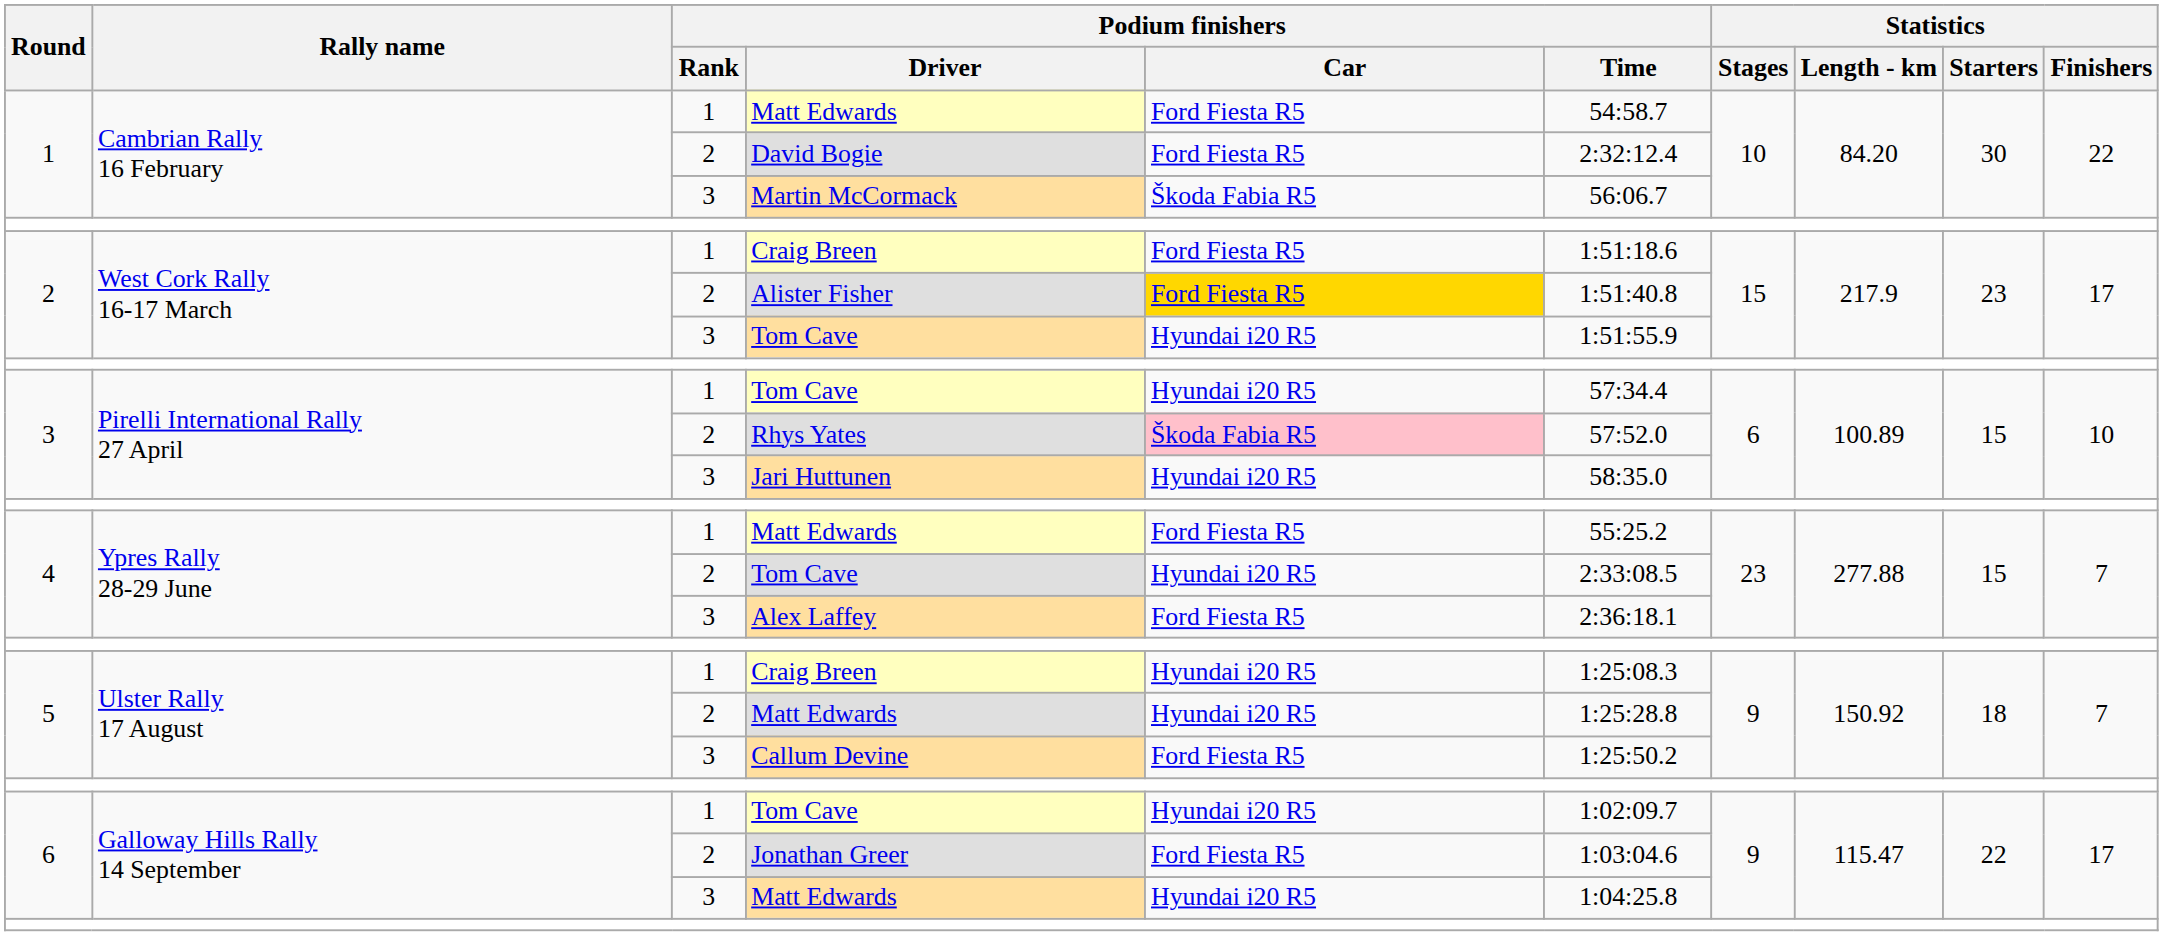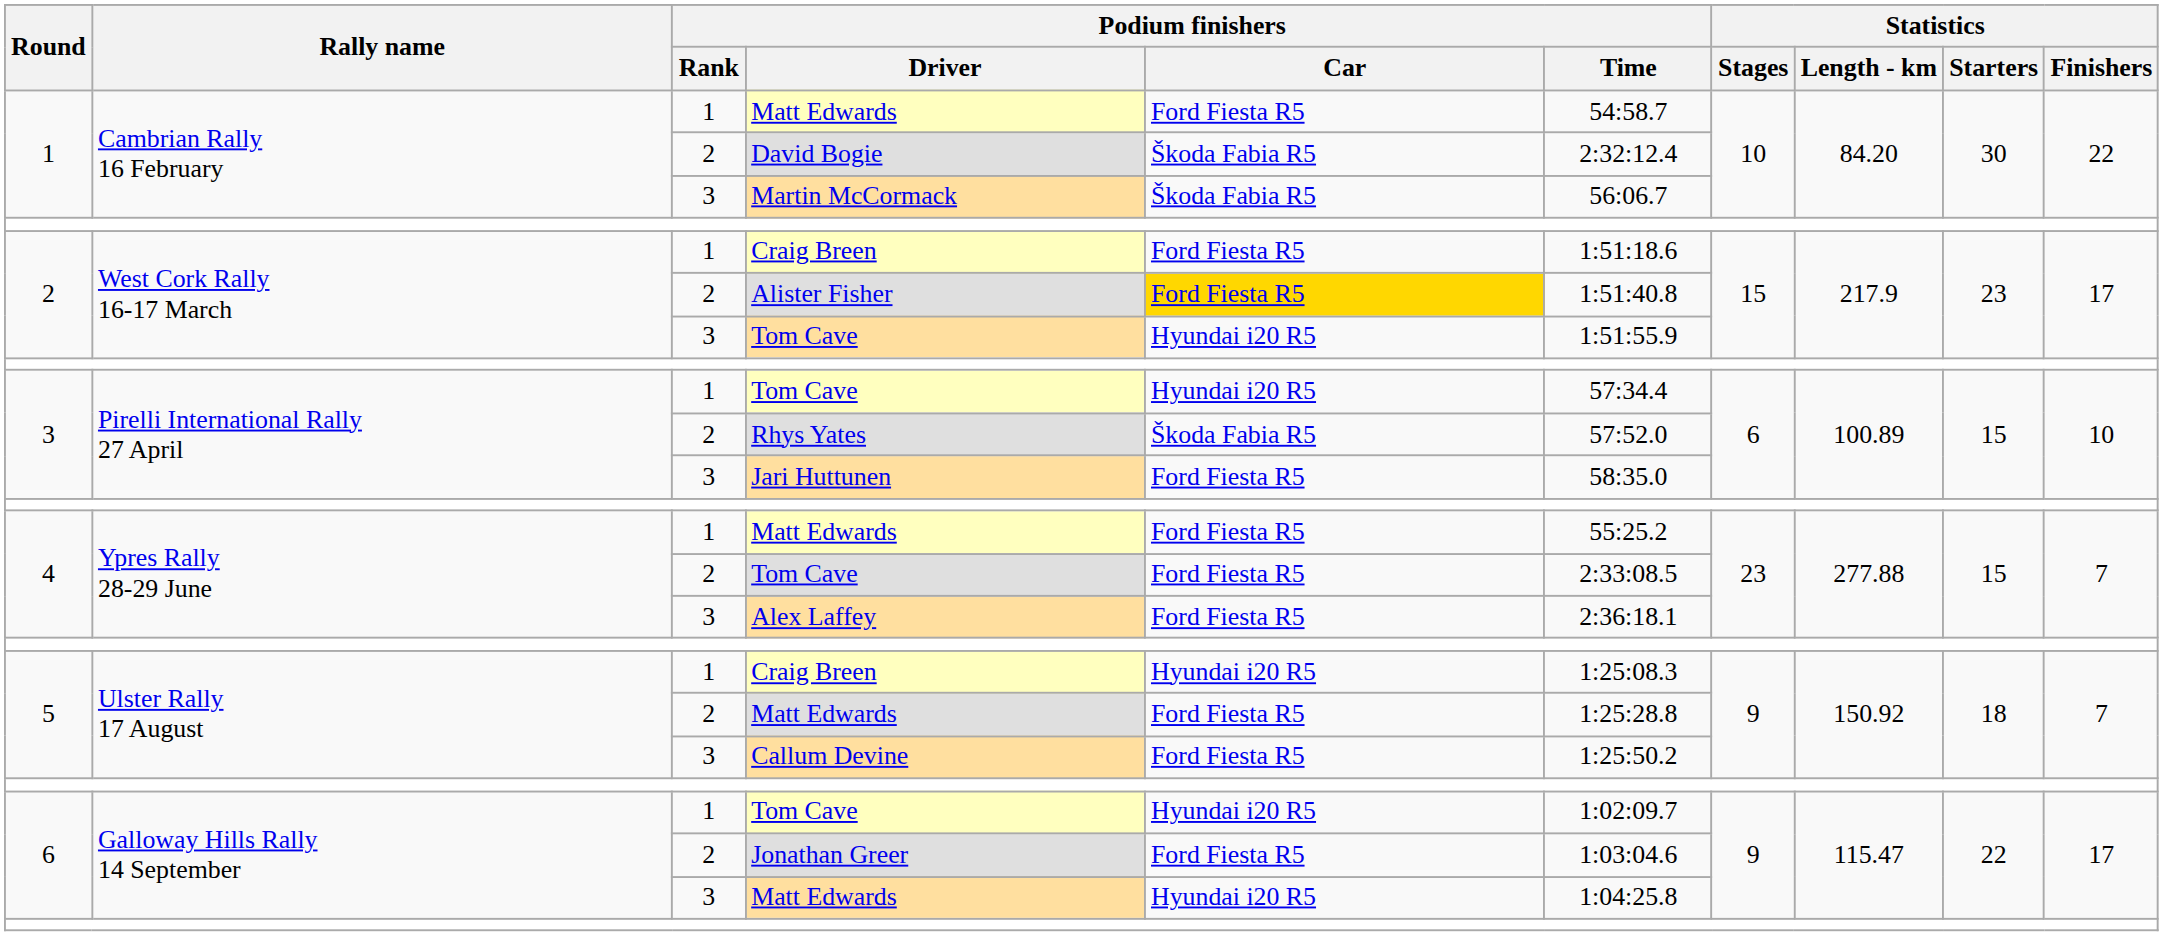(1228, 153) Ford Fiesta R5 -> (1234, 153) Škoda Fabia R5
(1234, 433) pink background -> (1234, 433) no background
(1234, 476) Hyundai i20 R5 -> (1228, 476) Ford Fiesta R5
(1234, 573) Hyundai i20 R5 -> (1228, 573) Ford Fiesta R5
(1234, 713) Hyundai i20 R5 -> (1228, 713) Ford Fiesta R5
